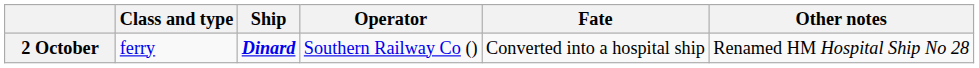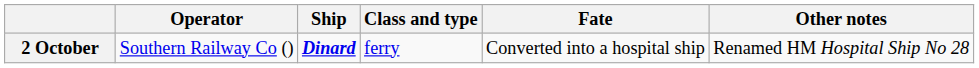columns swapped: (391, 18) <-> (177, 18)
